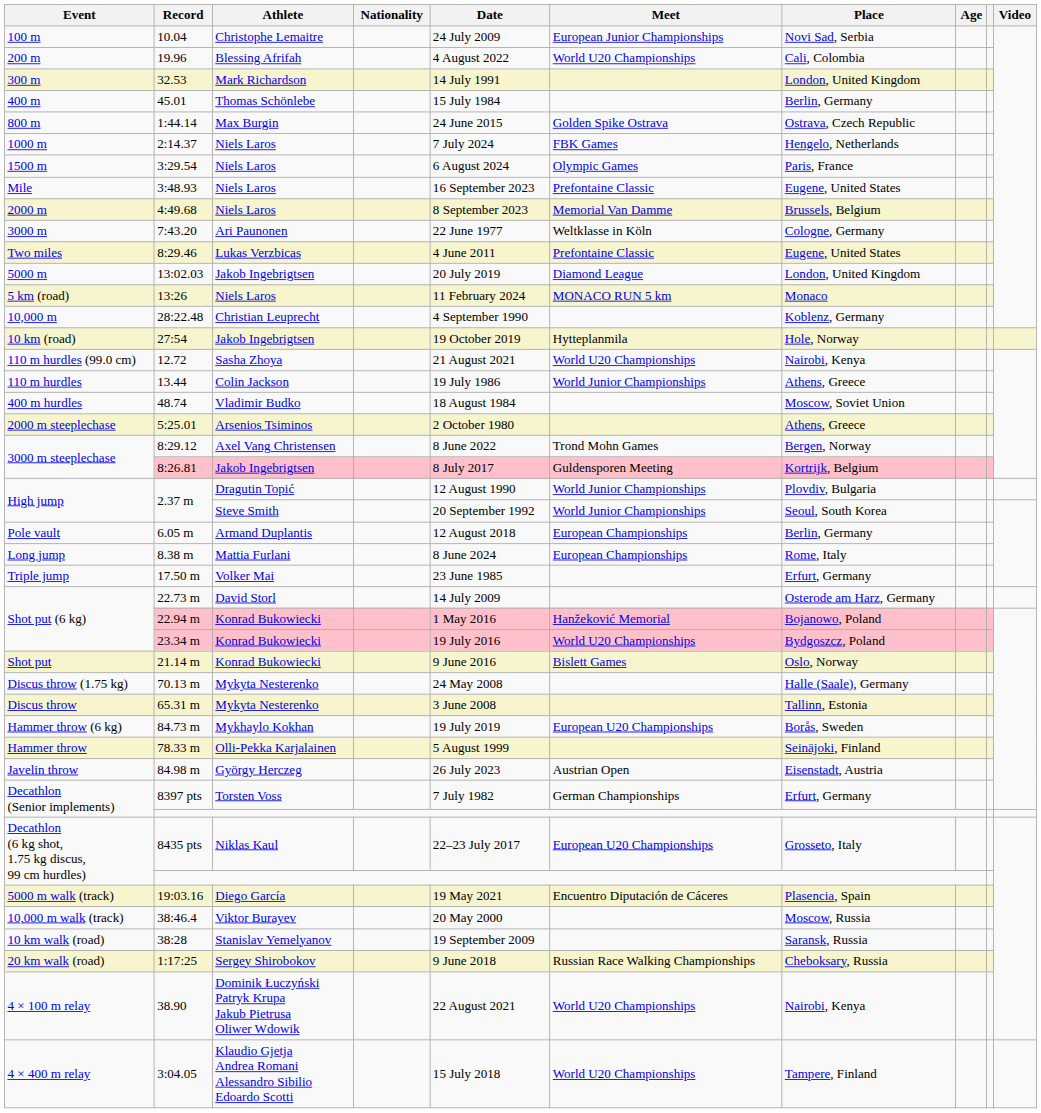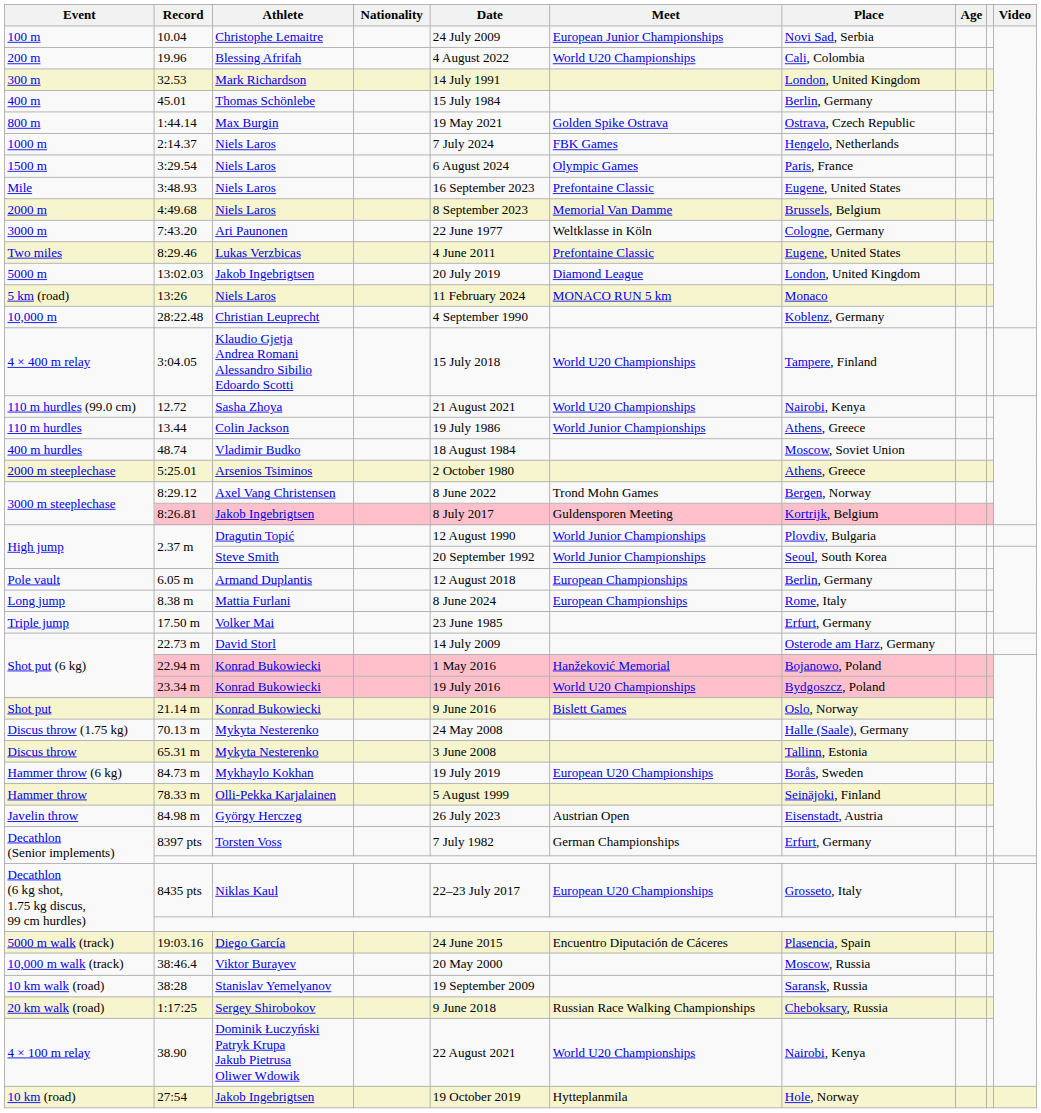(468, 123) 24 June 2015 -> (468, 123) 19 May 2021
rows swapped: (42, 338) <-> (49, 1073)
(468, 896) 19 May 2021 -> (468, 942) 24 June 2015
